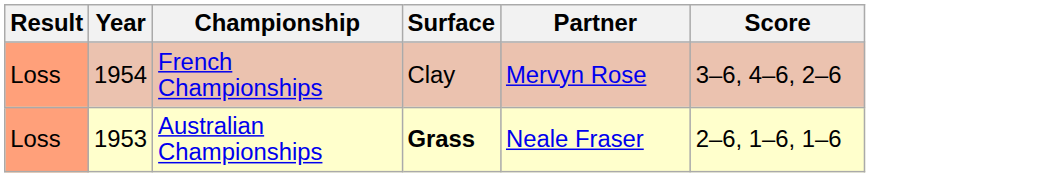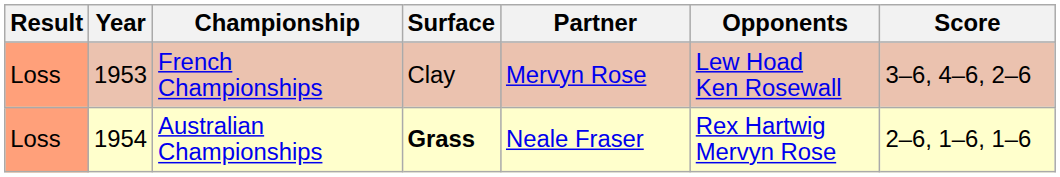+ column: (785, 23)
(121, 74) 1954 -> (121, 74) 1953
(121, 139) 1953 -> (121, 139) 1954
